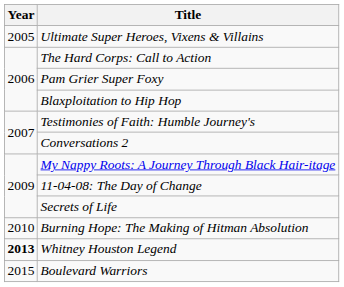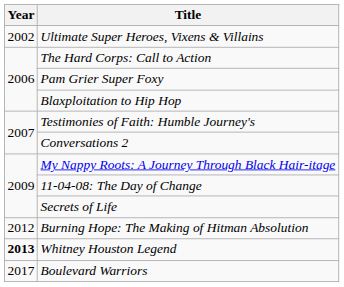(21, 36) 2005 -> (21, 36) 2002
(21, 228) 2010 -> (21, 228) 2012
(21, 270) 2015 -> (21, 270) 2017
